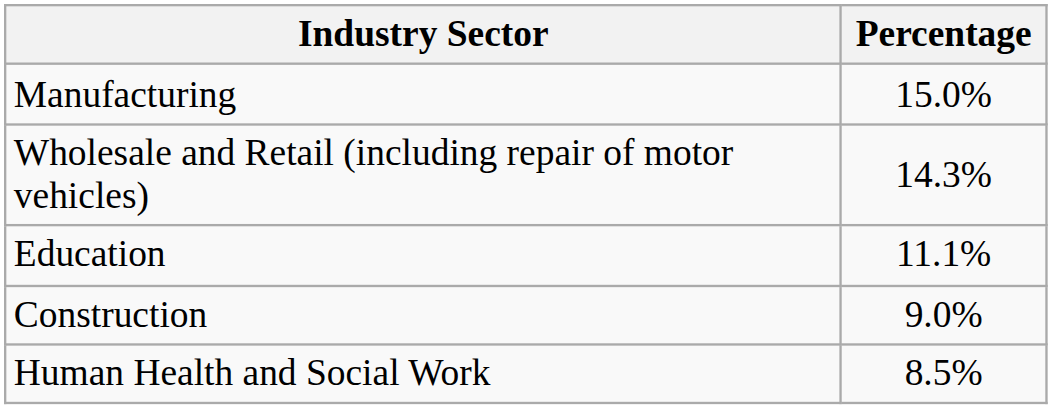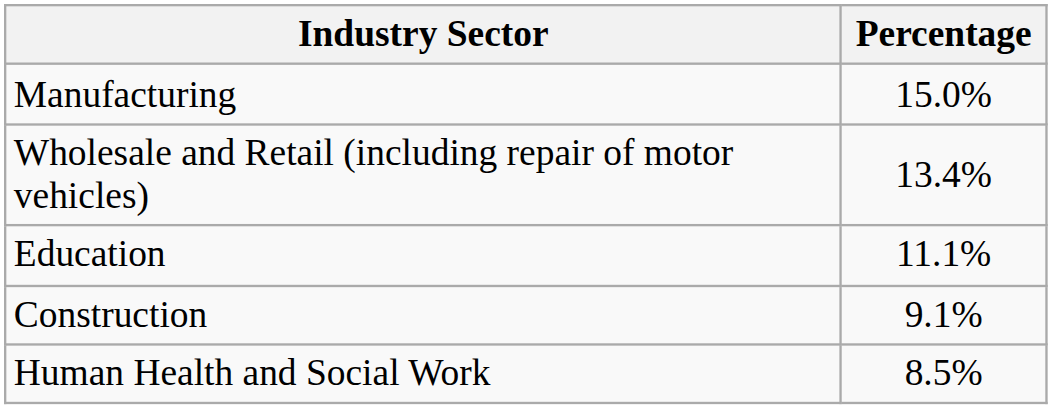(944, 174) 14.3% -> (944, 174) 13.4%
(944, 313) 9.0% -> (944, 313) 9.1%
